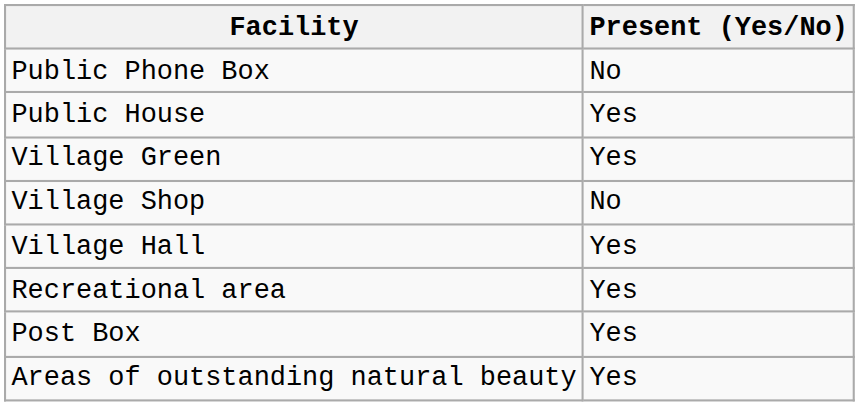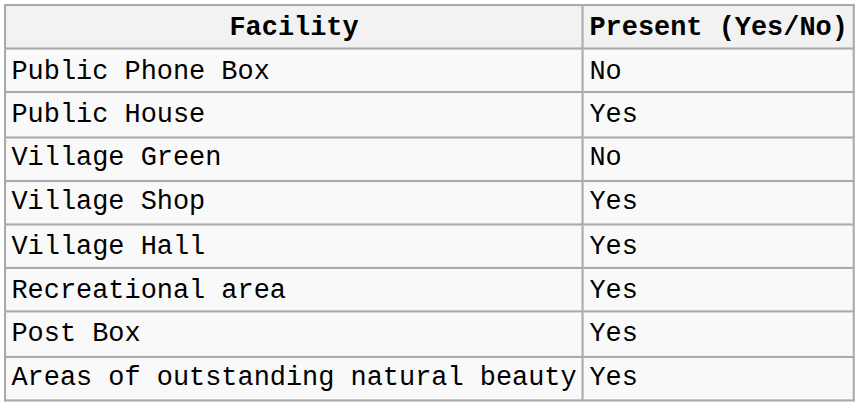(614, 159) Yes -> (606, 159) No
(606, 202) No -> (614, 202) Yes
